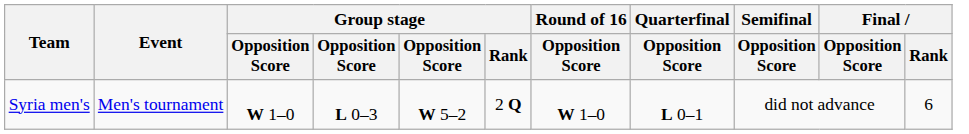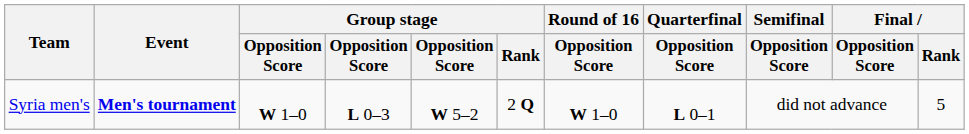(161, 104) normal -> (167, 104) bold
(929, 104) 6 -> (941, 104) 5
